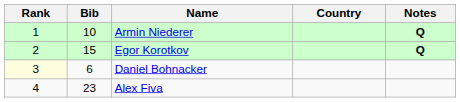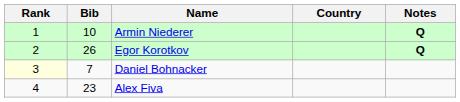(90, 50) 15 -> (90, 50) 26
(90, 69) 6 -> (90, 69) 7
